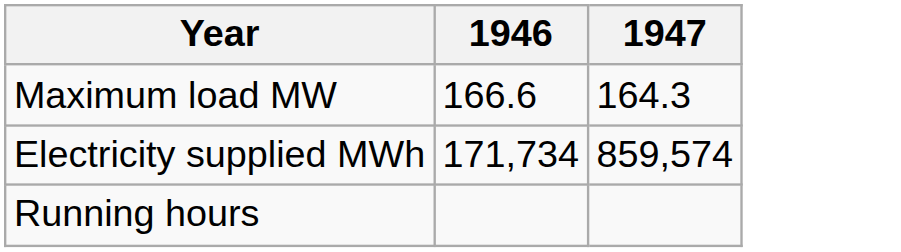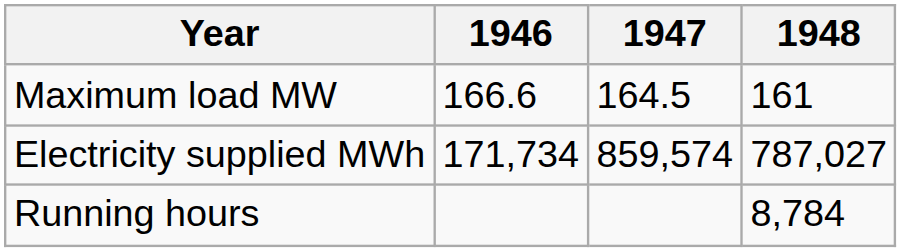+ column: (819, 34)
(644, 94) 164.3 -> (644, 94) 164.5
